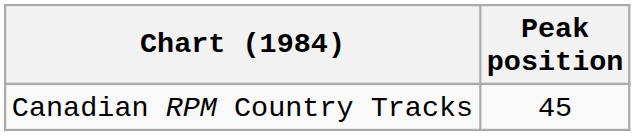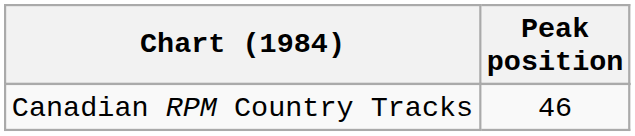(555, 108) 45 -> (555, 108) 46
